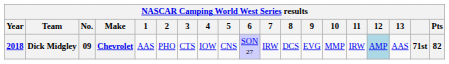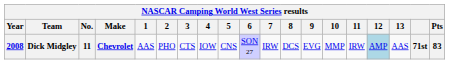(15, 46) 2018 -> (15, 46) 2008
(87, 46) 09 -> (87, 46) 11
(437, 46) 82 -> (437, 46) 83
